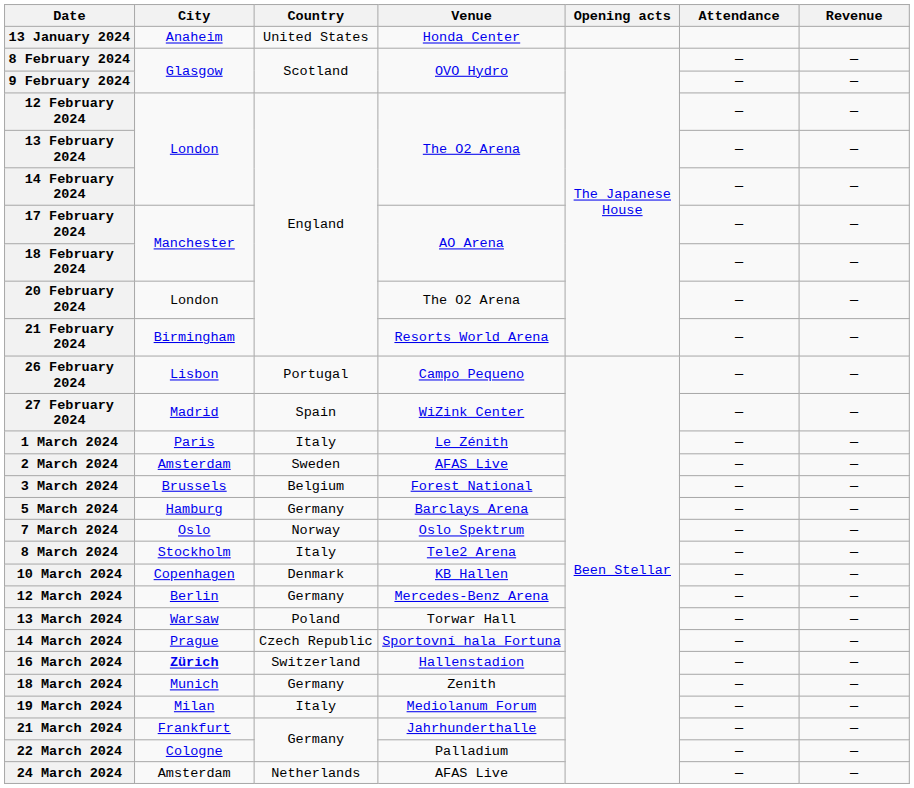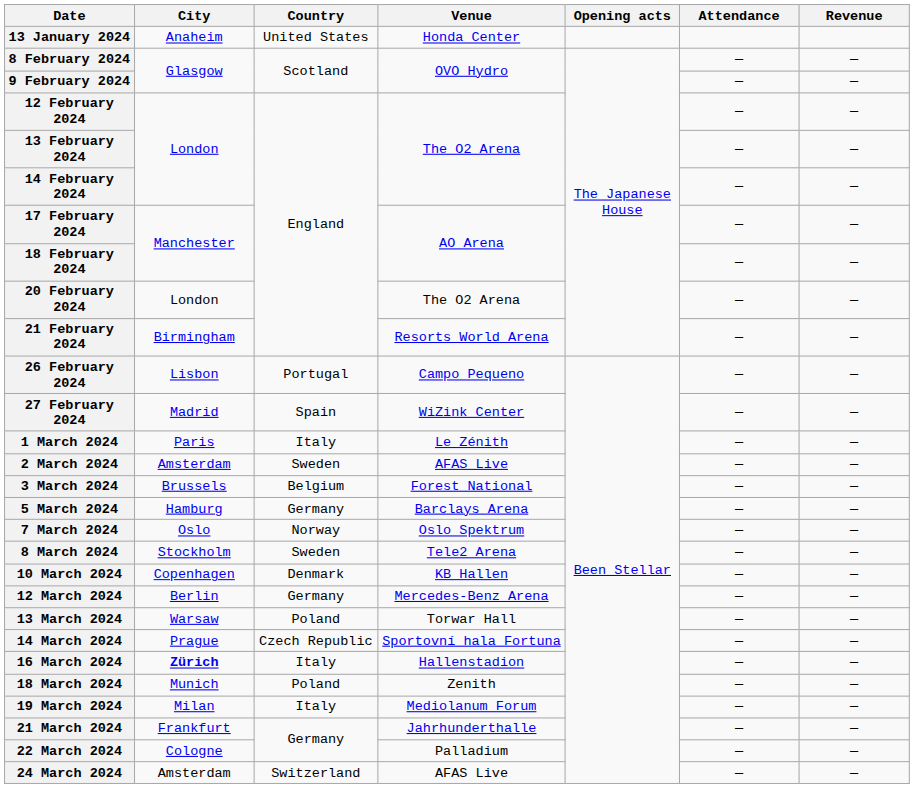(316, 553) Italy -> (316, 553) Sweden
(316, 663) Switzerland -> (316, 663) Italy
(316, 685) Germany -> (316, 685) Poland
(316, 773) Netherlands -> (316, 773) Switzerland
